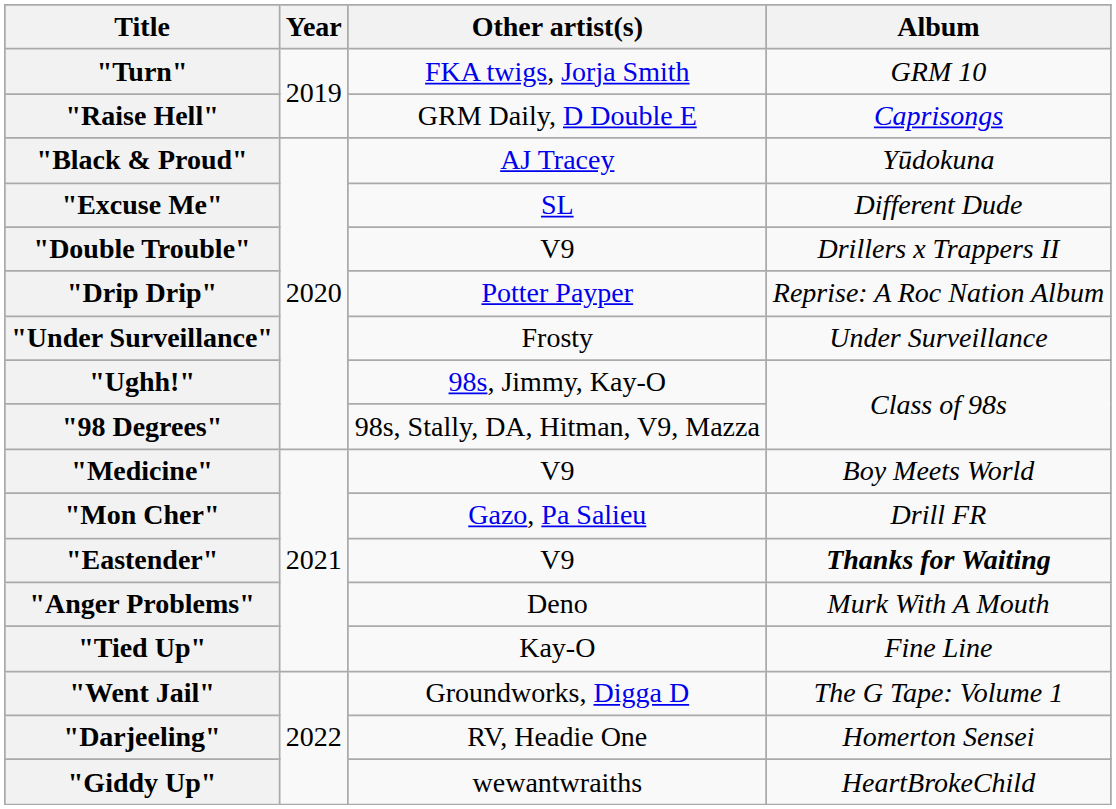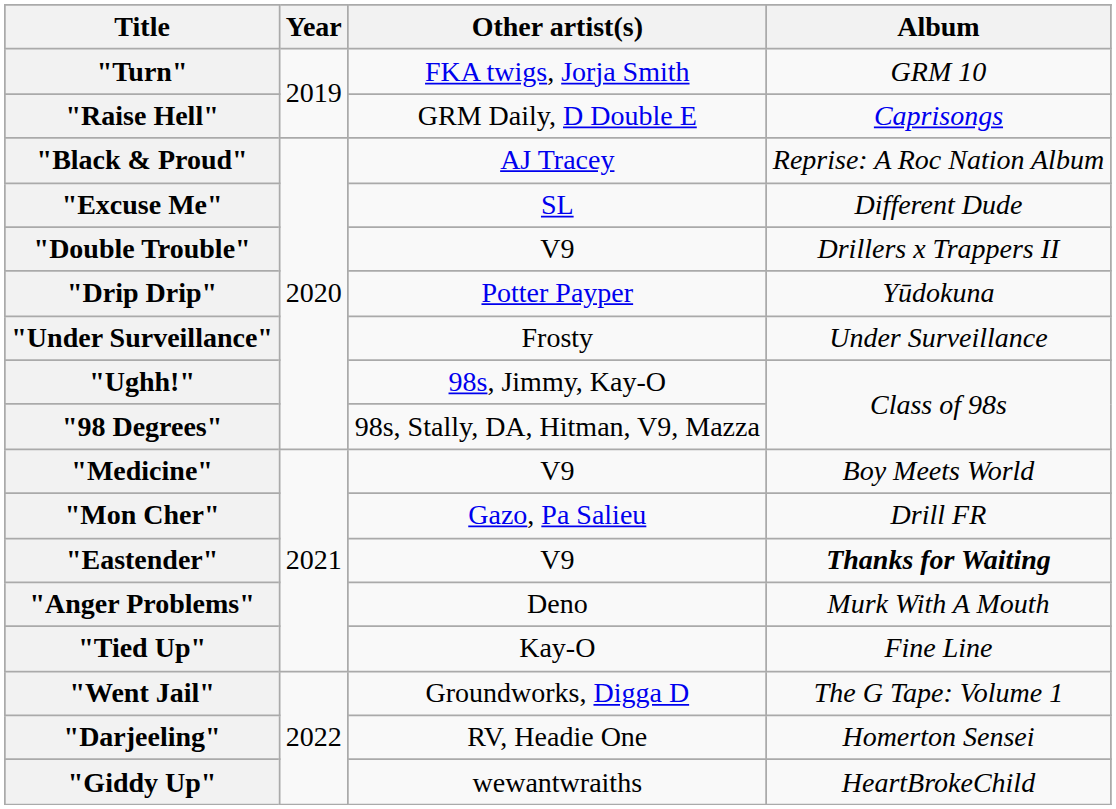(938, 159) Yūdokuna -> (938, 159) Reprise: A Roc Nation Album
(938, 293) Reprise: A Roc Nation Album -> (938, 293) Yūdokuna
